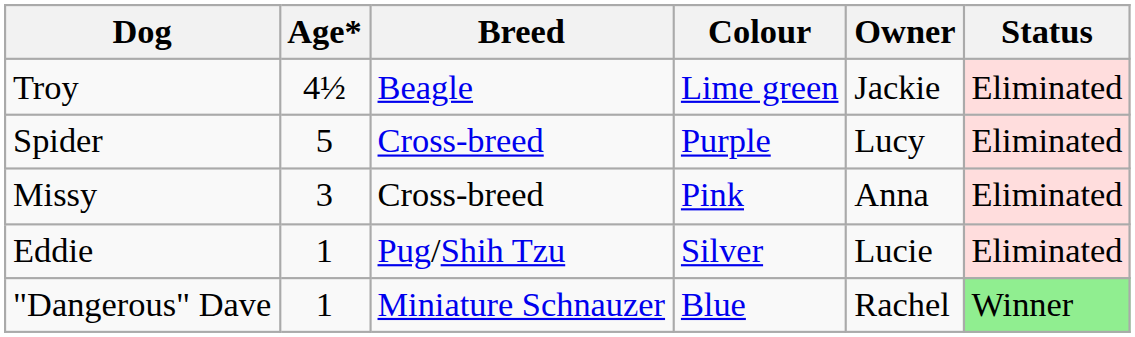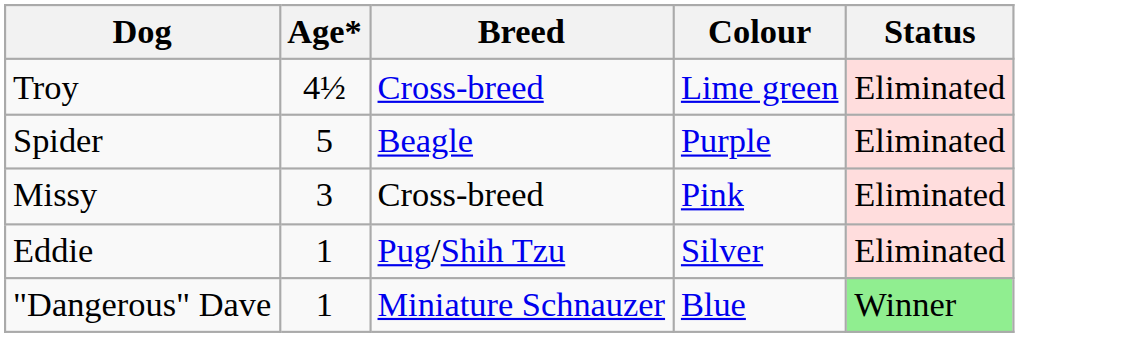- column: (905, 31)
(425, 86) Beagle -> (461, 86) Cross-breed
(461, 140) Cross-breed -> (425, 140) Beagle
